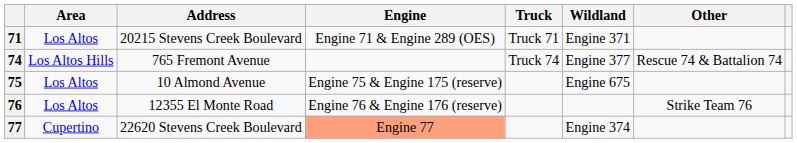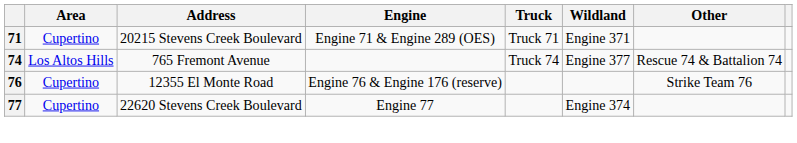(71, 37) Los Altos -> (71, 37) Cupertino
- row: (15, 82)
(71, 104) Los Altos -> (71, 82) Cupertino
(405, 127) lightsalmon background -> (405, 104) no background
